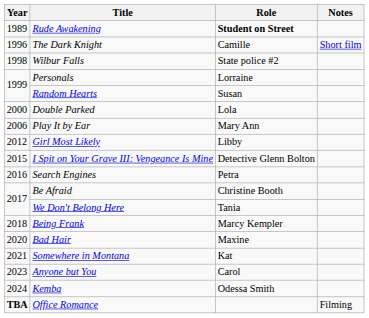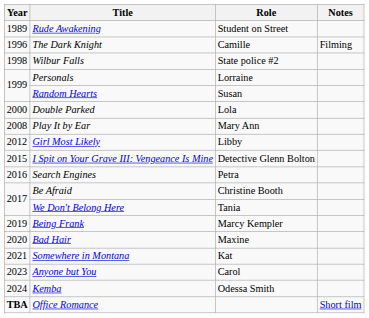(256, 28) bold -> (253, 28) normal
(341, 45) Short film -> (336, 45) Filming
(17, 126) 2006 -> (17, 126) 2008
(17, 223) 2018 -> (17, 223) 2019
(336, 304) Filming -> (341, 304) Short film
